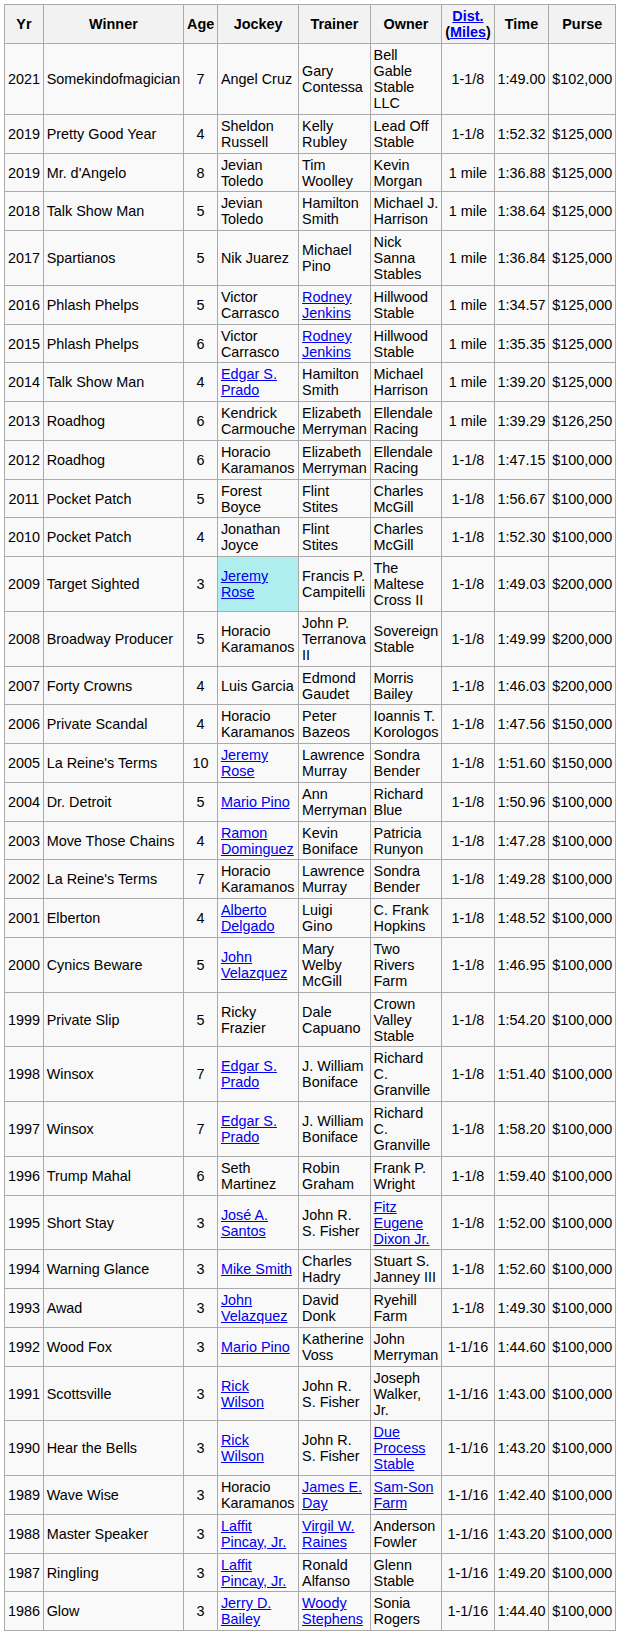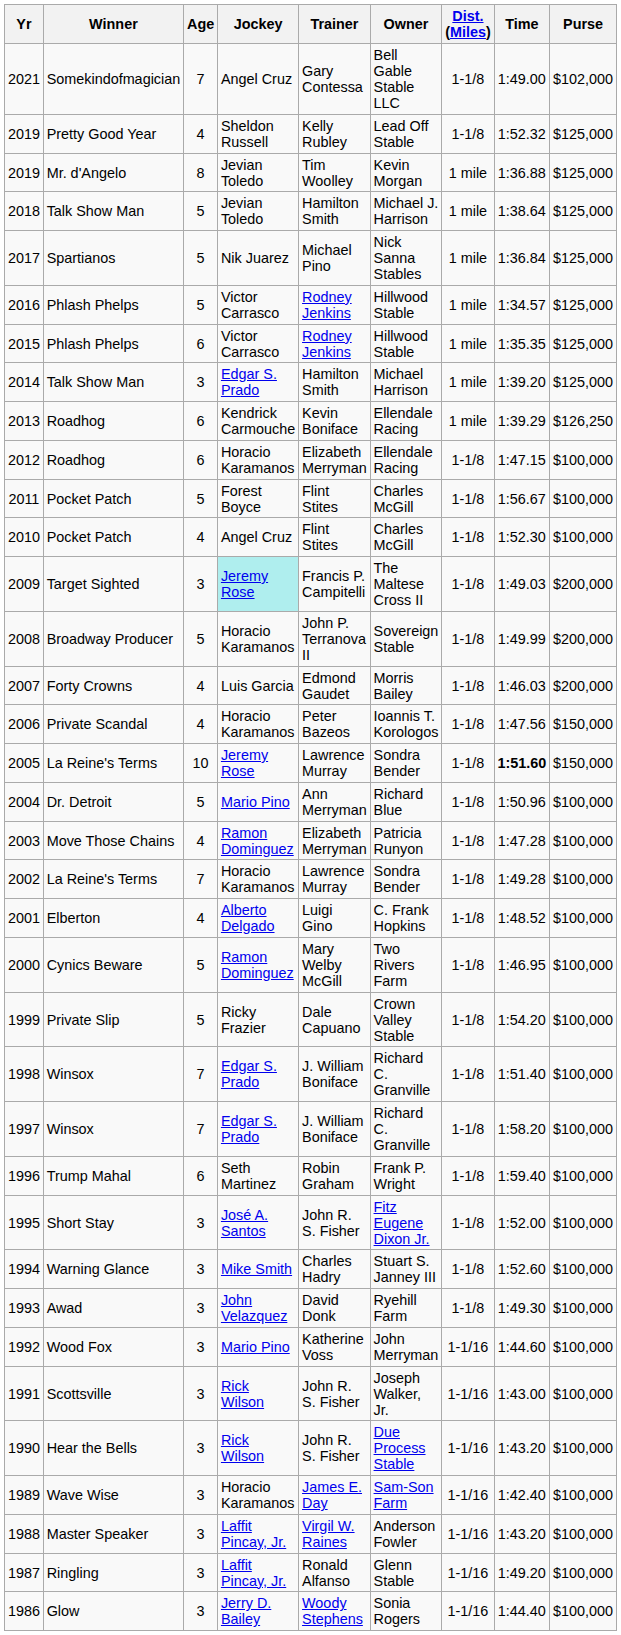(201, 382) 4 -> (201, 382) 3
(334, 421) Elizabeth Merryman -> (330, 421) Kevin Boniface
(251, 537) Jonathan Joyce -> (257, 537) Angel Cruz
(521, 763) normal -> (522, 763) bold
(330, 841) Kevin Boniface -> (334, 841) Elizabeth Merryman
(254, 965) John Velazquez -> (257, 965) Ramon Dominguez
